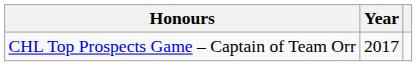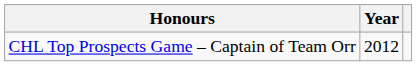(382, 46) 2017 -> (382, 46) 2012
